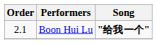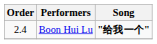(20, 29) 2.1 -> (20, 29) 2.4
